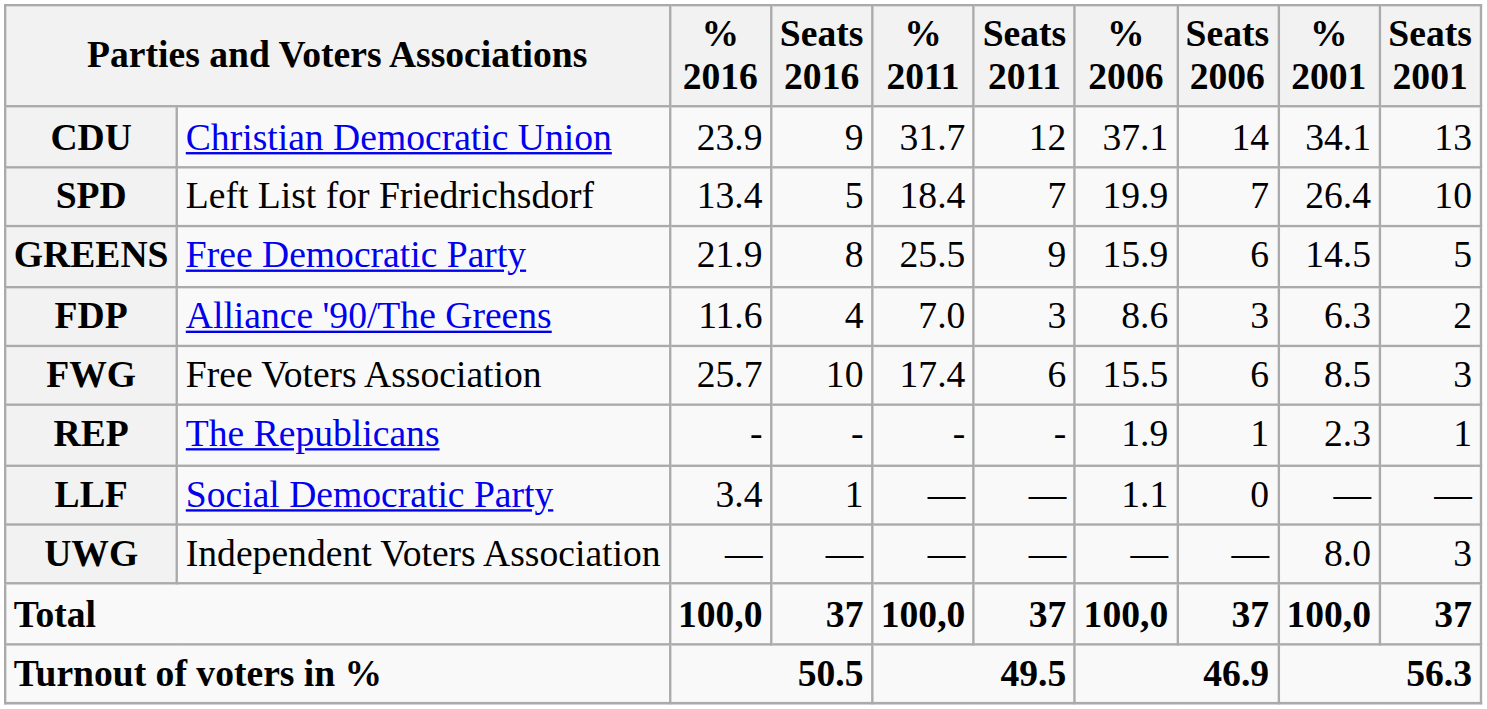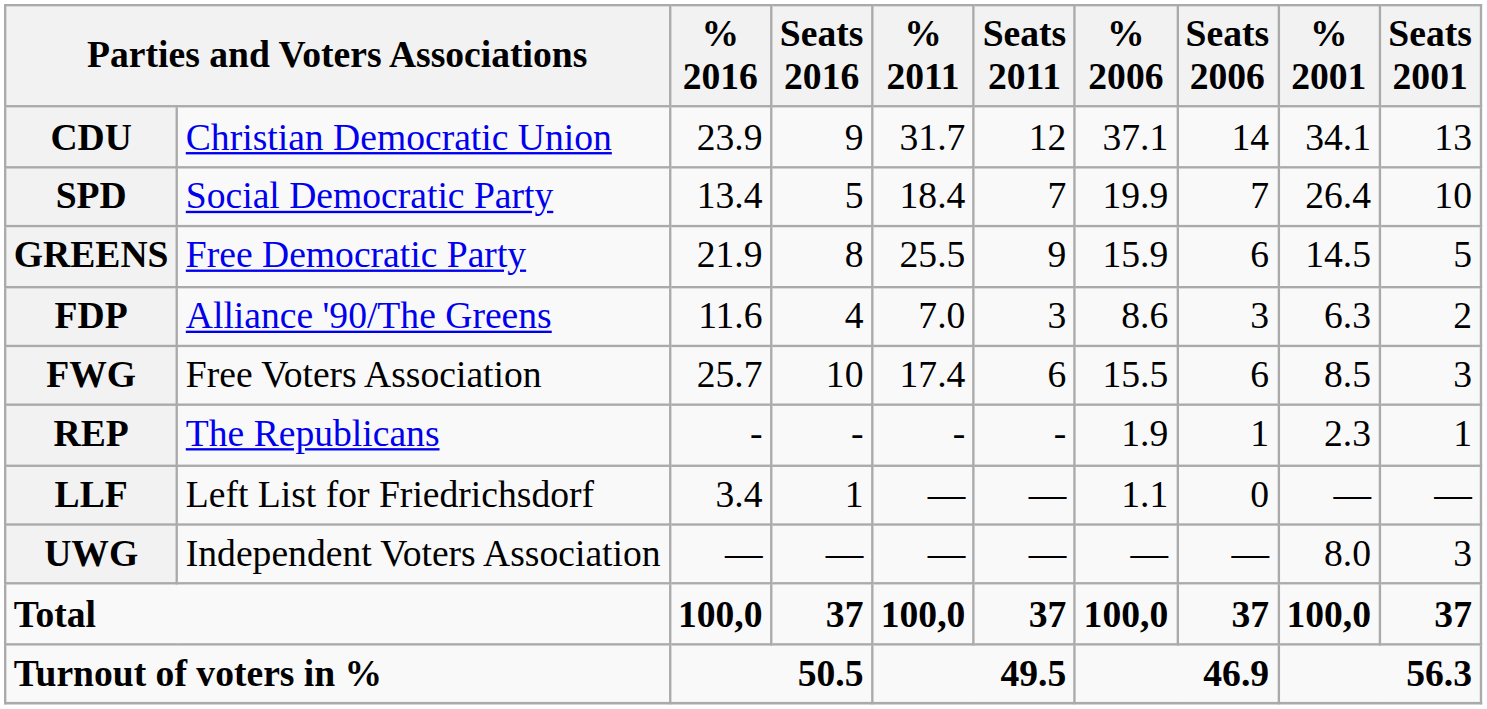(390, 195) Left List for Friedrichsdorf -> (370, 195) Social Democratic Party
(370, 494) Social Democratic Party -> (390, 494) Left List for Friedrichsdorf
